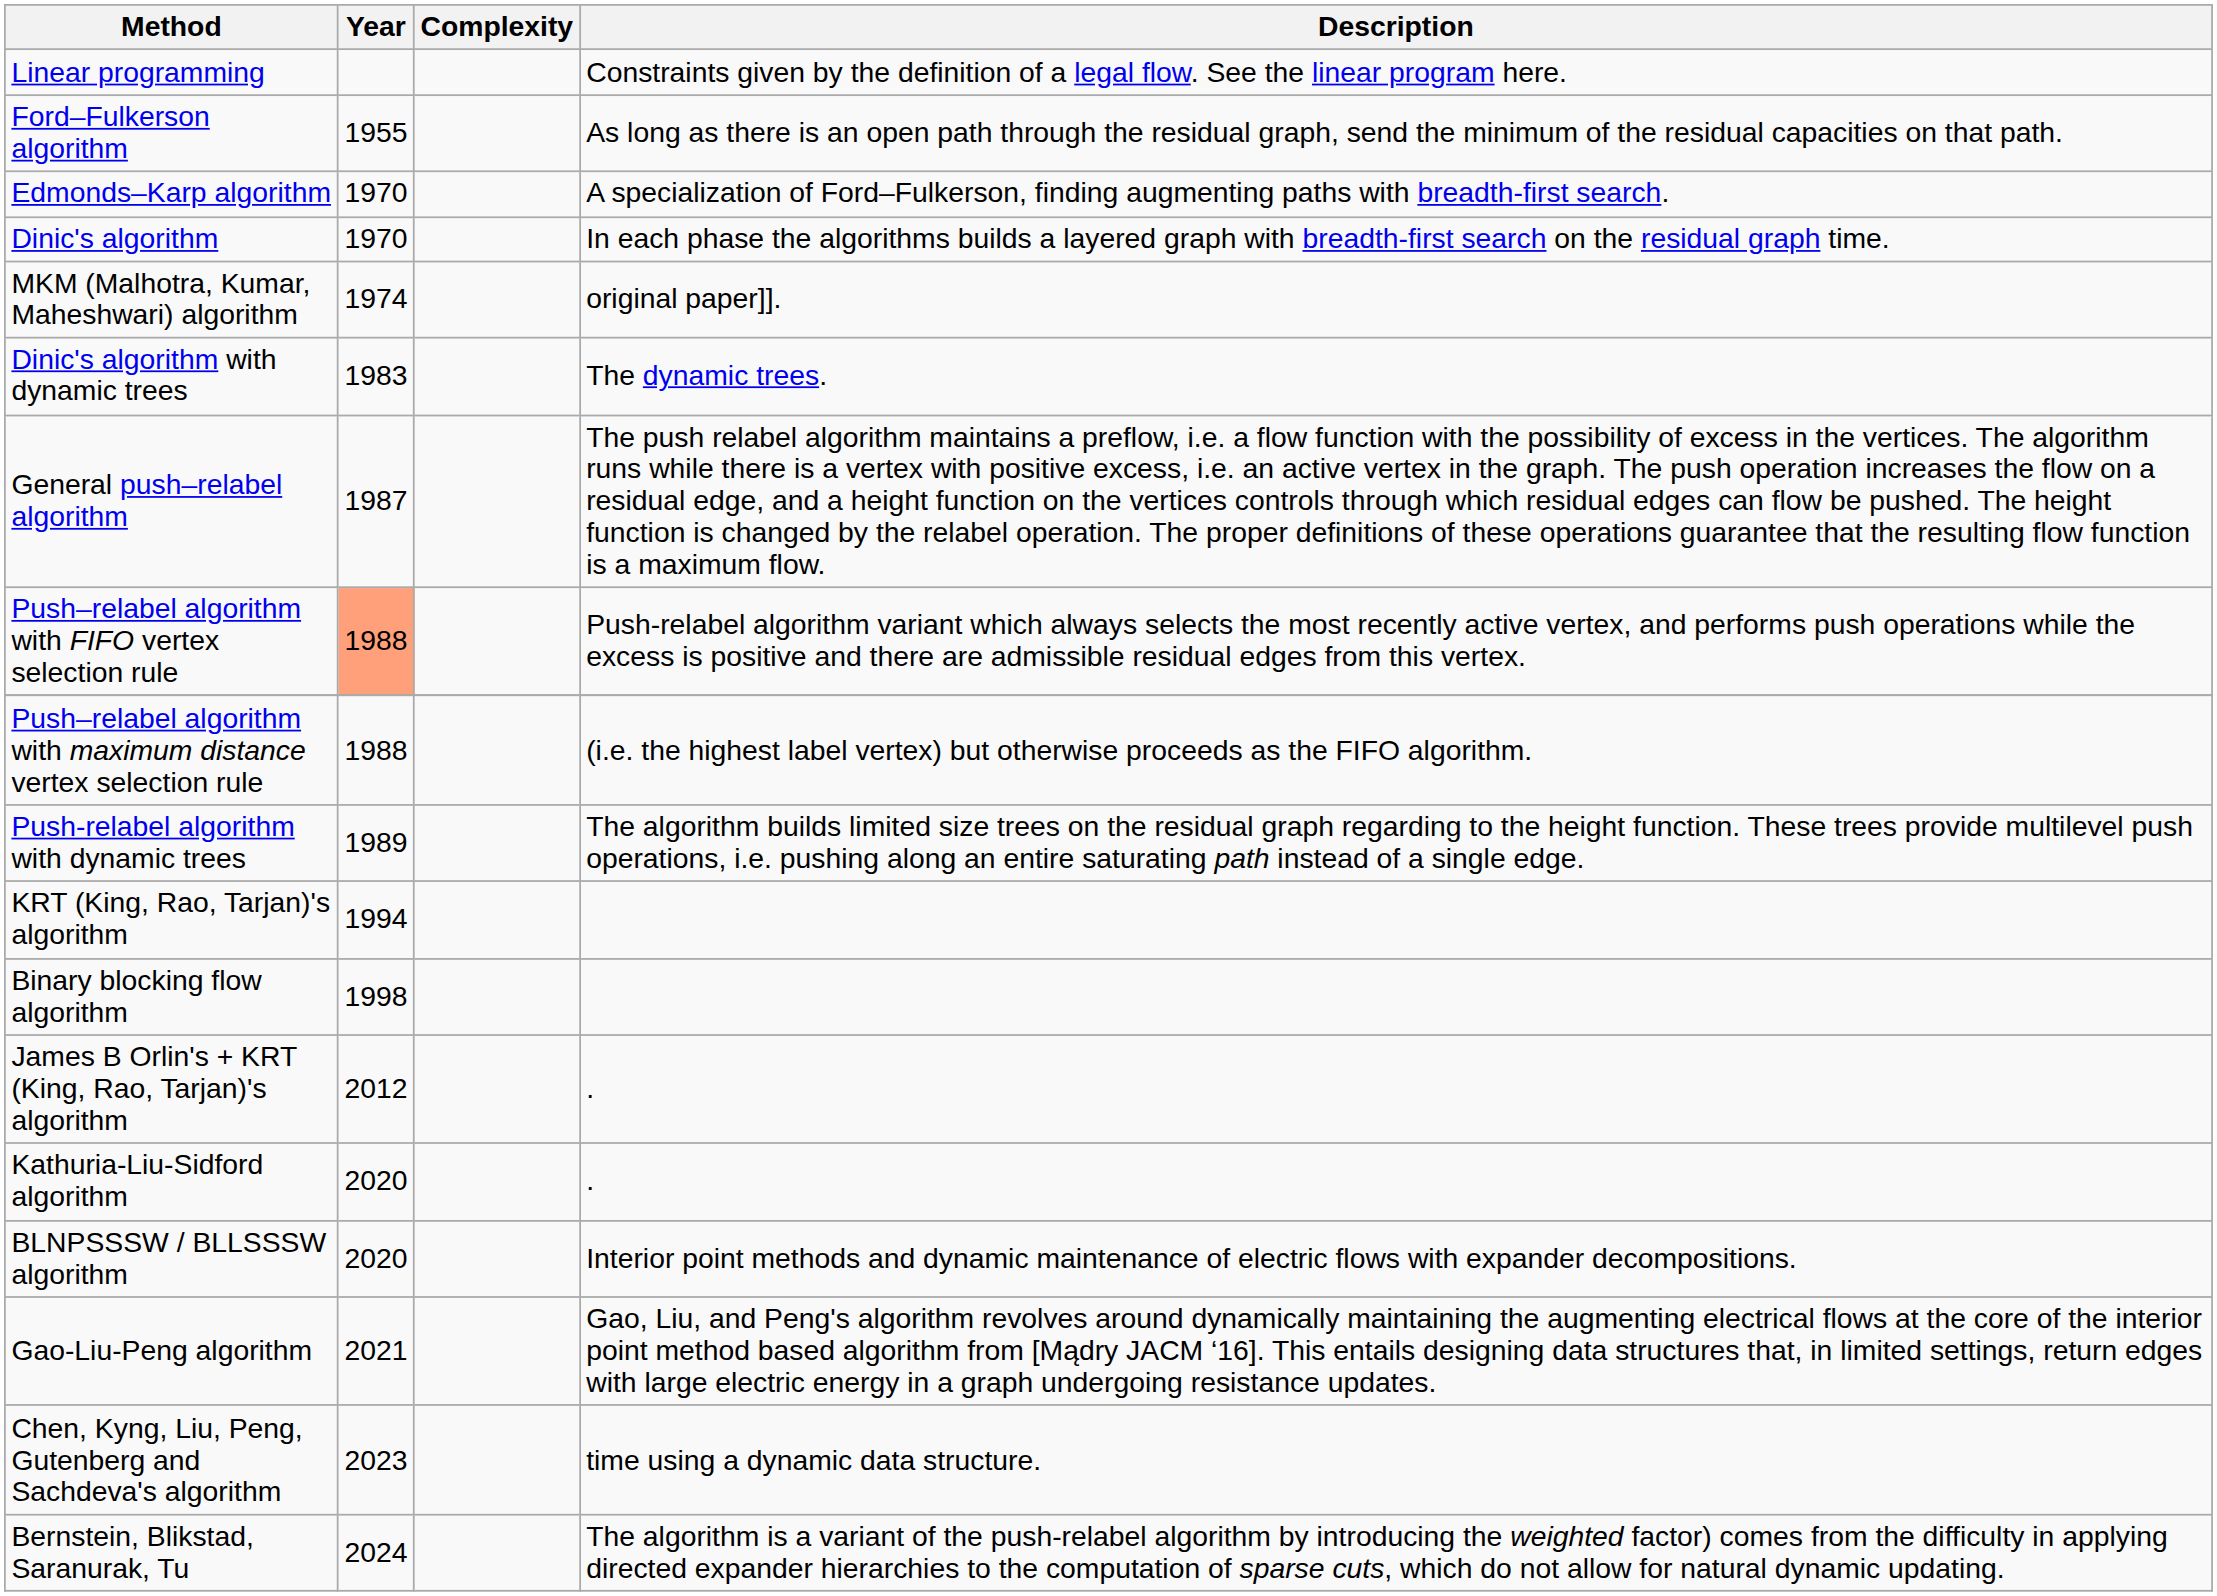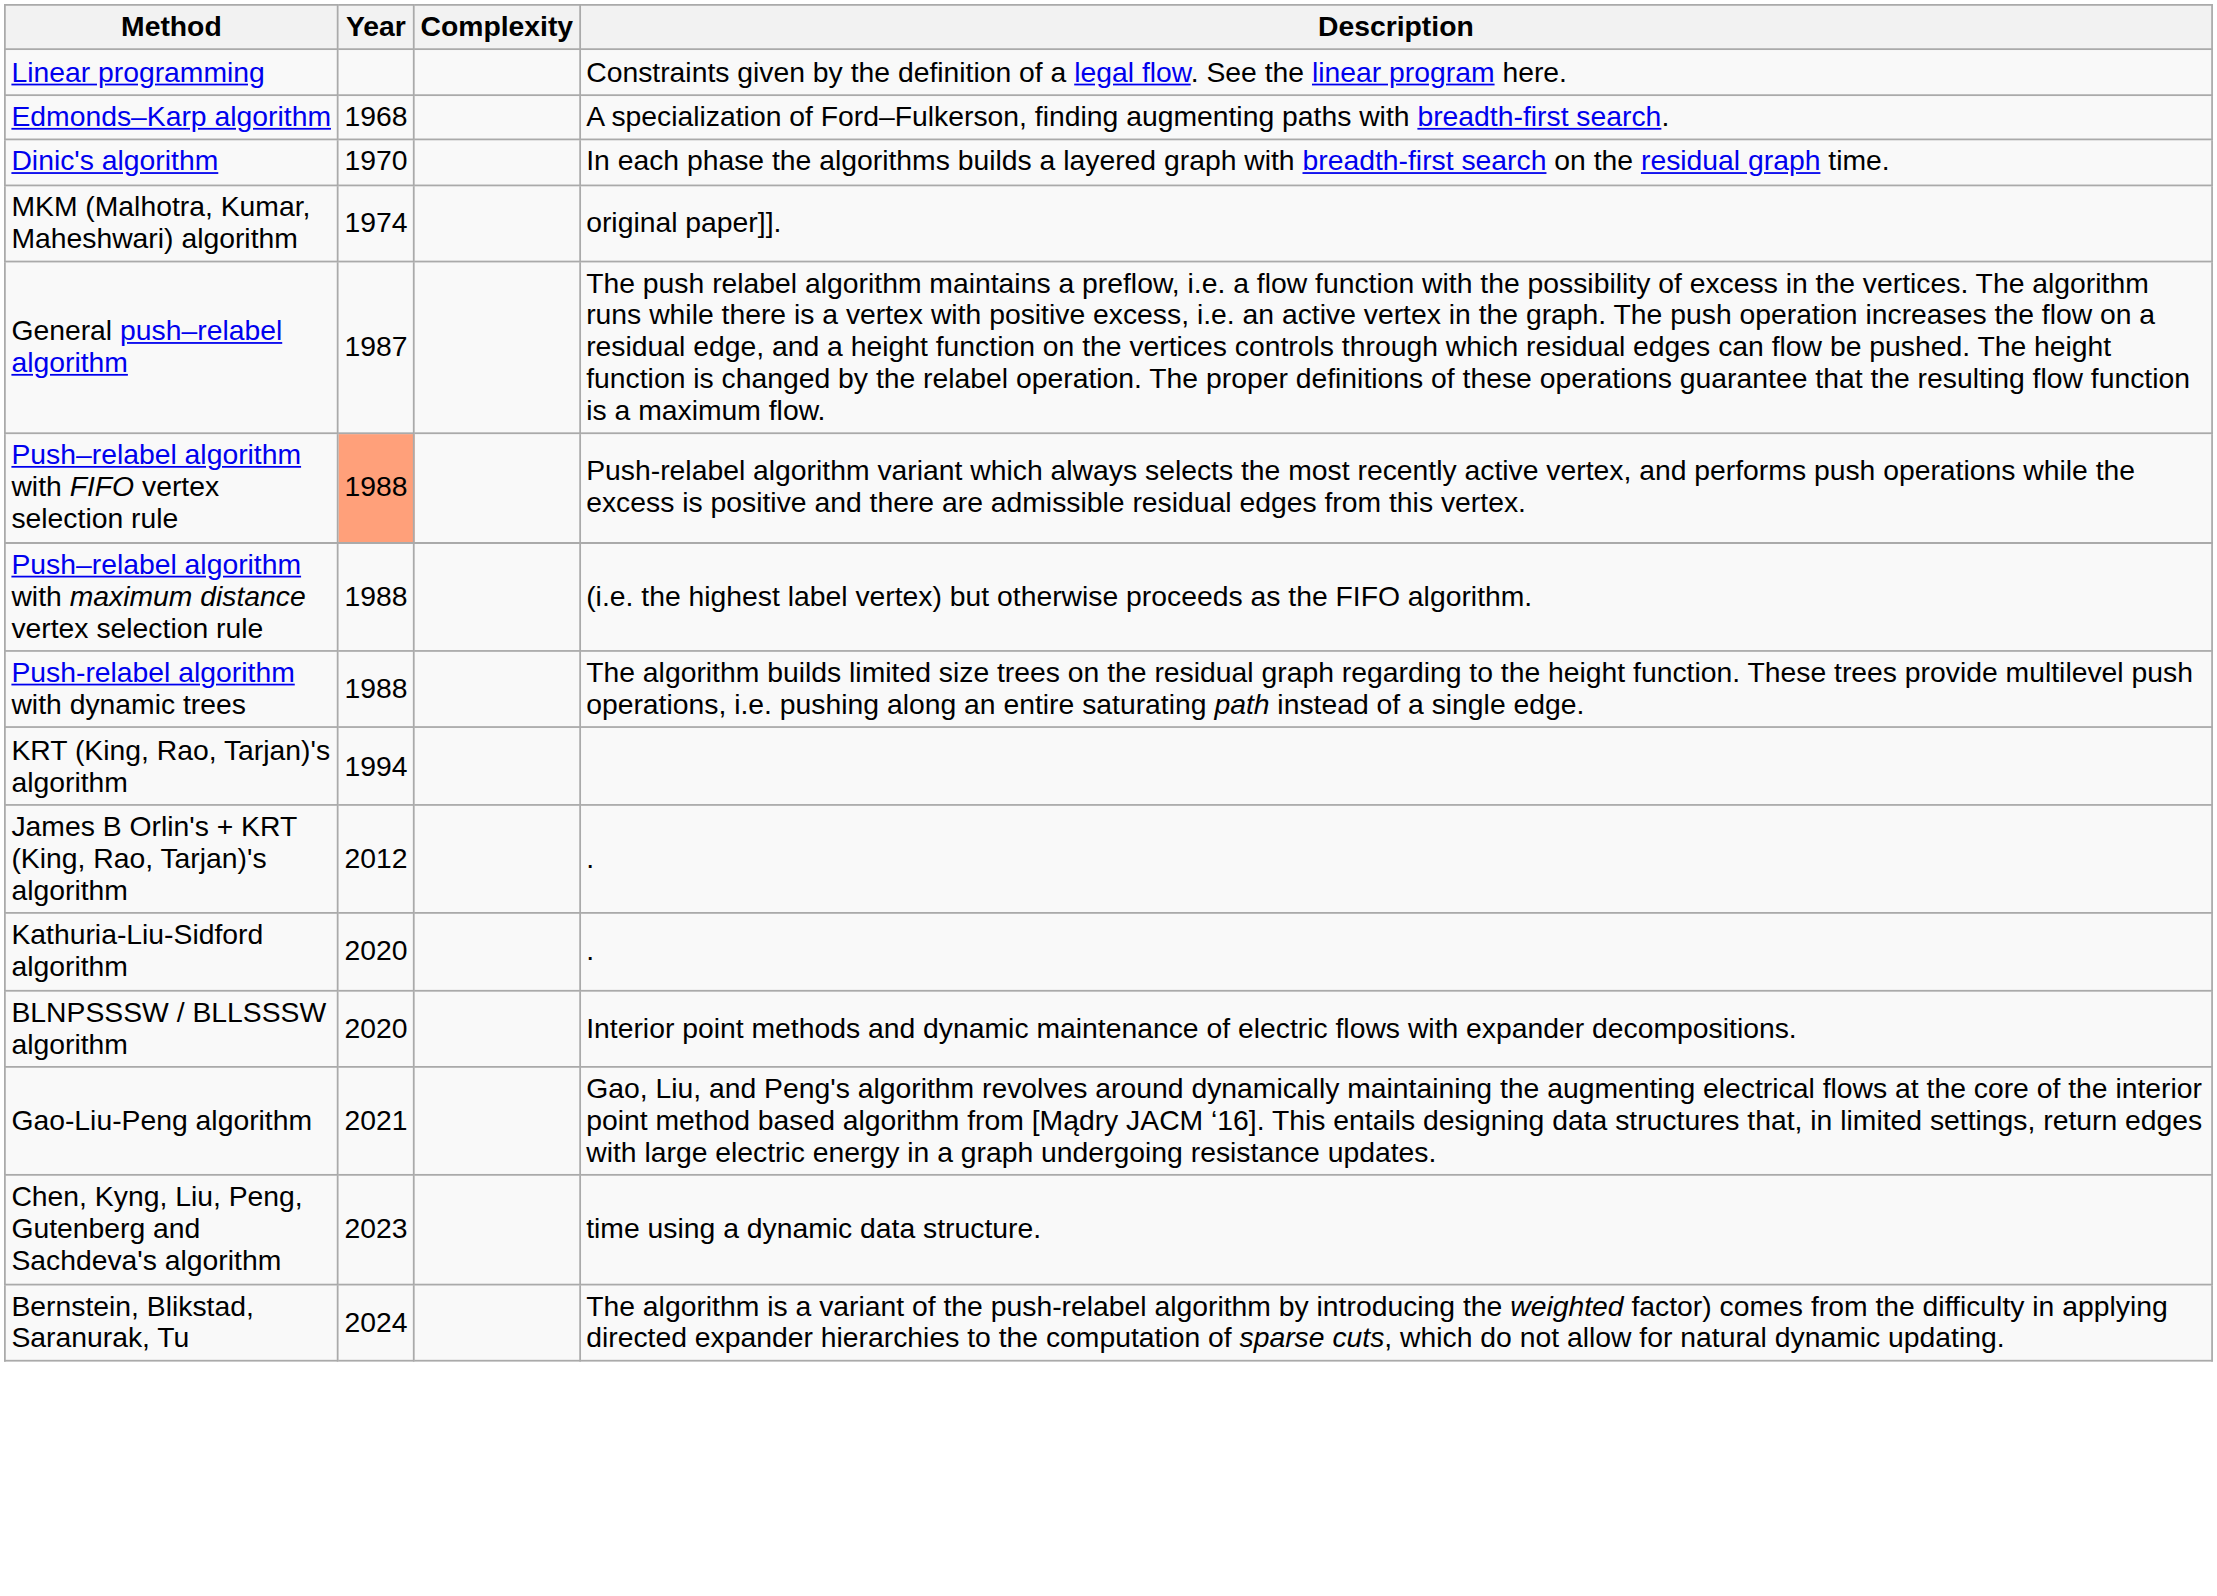- row: (111, 132)
(376, 193) 1970 -> (376, 116) 1968
- row: (144, 376)
(376, 842) 1989 -> (376, 688) 1988
- row: (137, 996)
